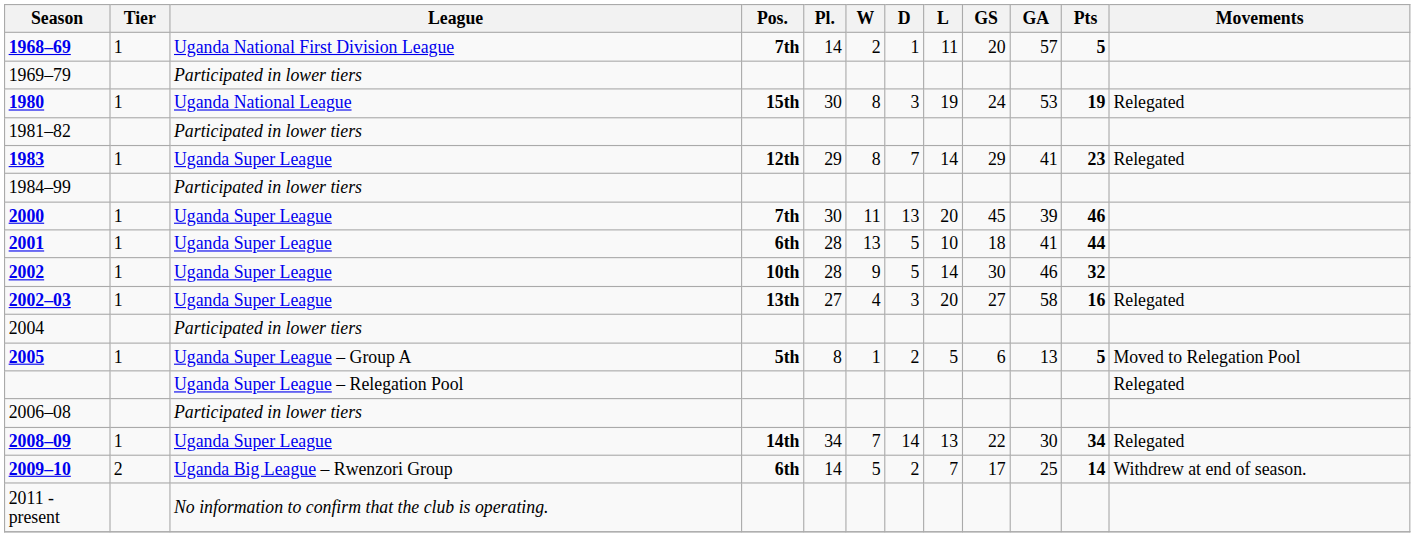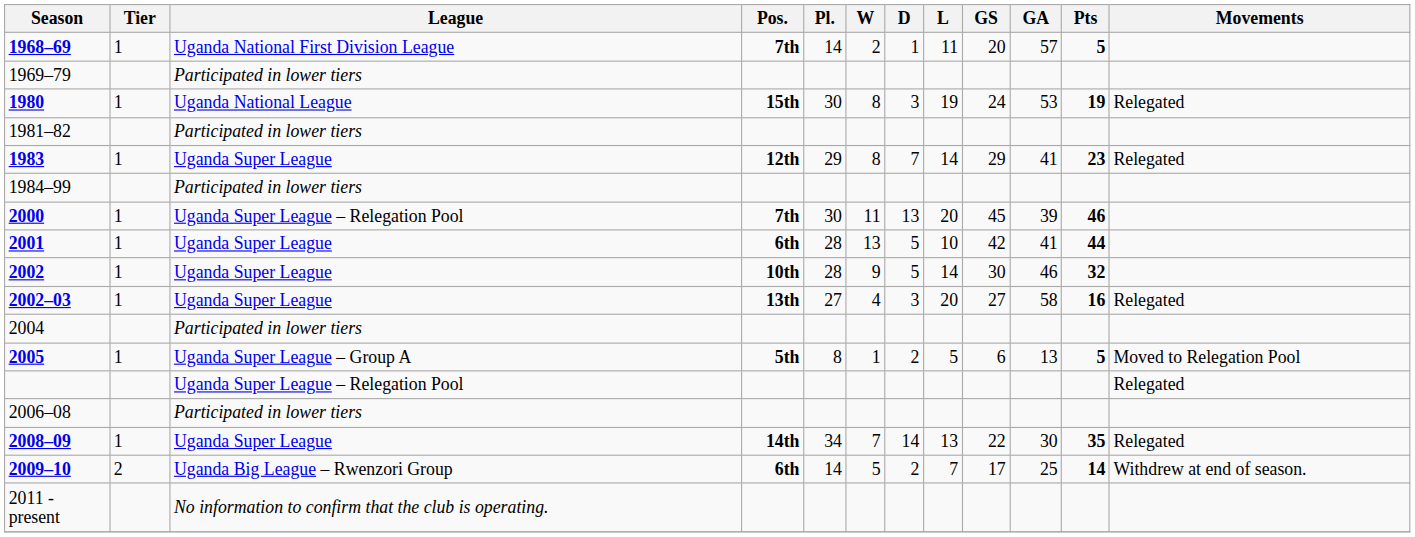(253, 215) Uganda Super League -> (319, 215) Uganda Super League – Relegation Pool
(997, 243) 18 -> (997, 243) 42
(1096, 441) 34 -> (1096, 441) 35
